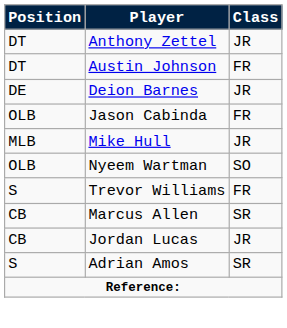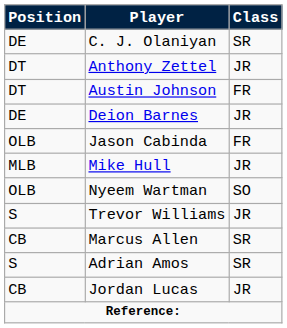+ row: (152, 42)
(242, 191) FR -> (242, 215) JR
rows swapped: (139, 265) <-> (143, 240)
